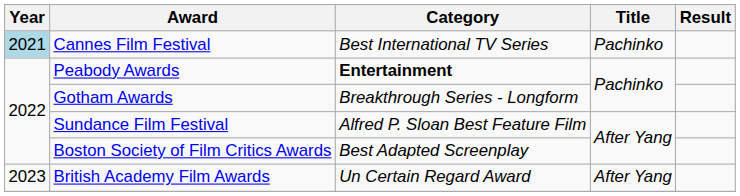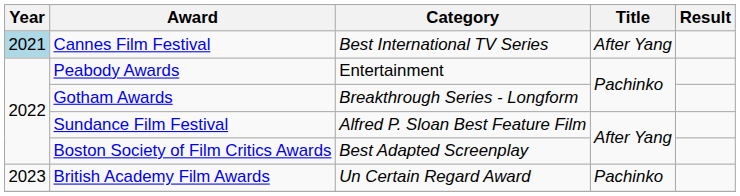(629, 44) Pachinko -> (633, 44) After Yang
(396, 71) bold -> (391, 71) normal
(633, 177) After Yang -> (629, 177) Pachinko
